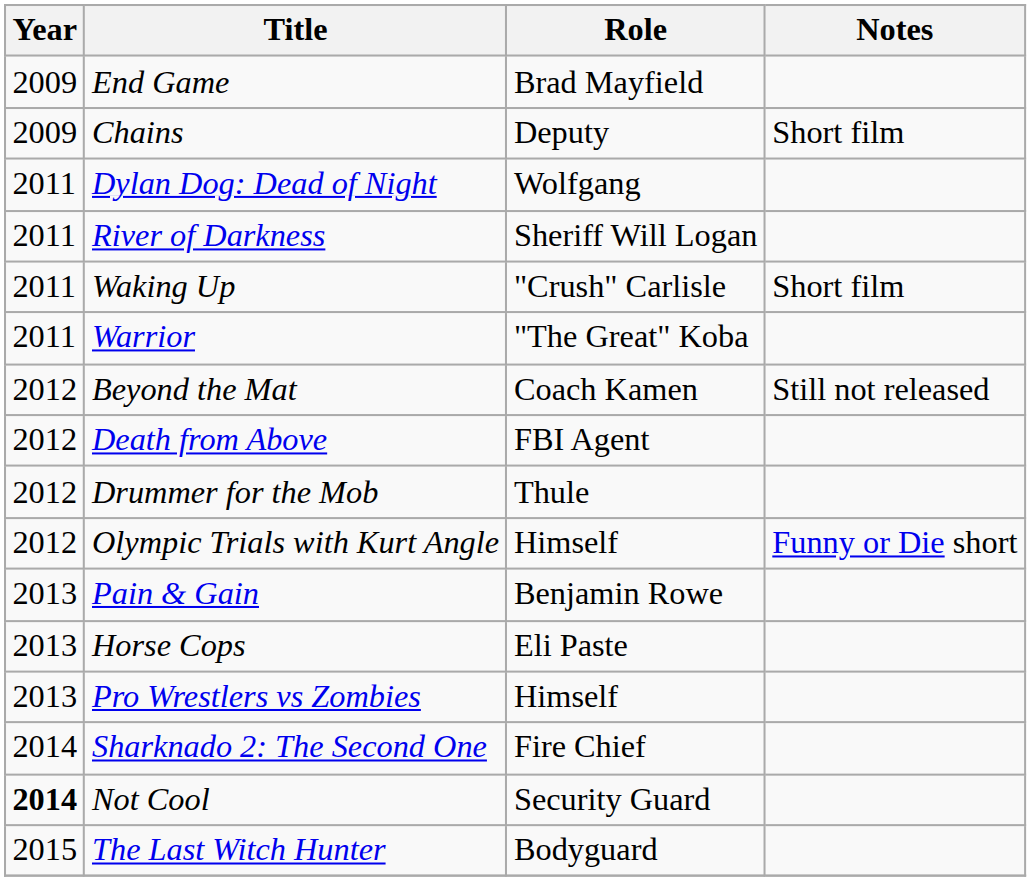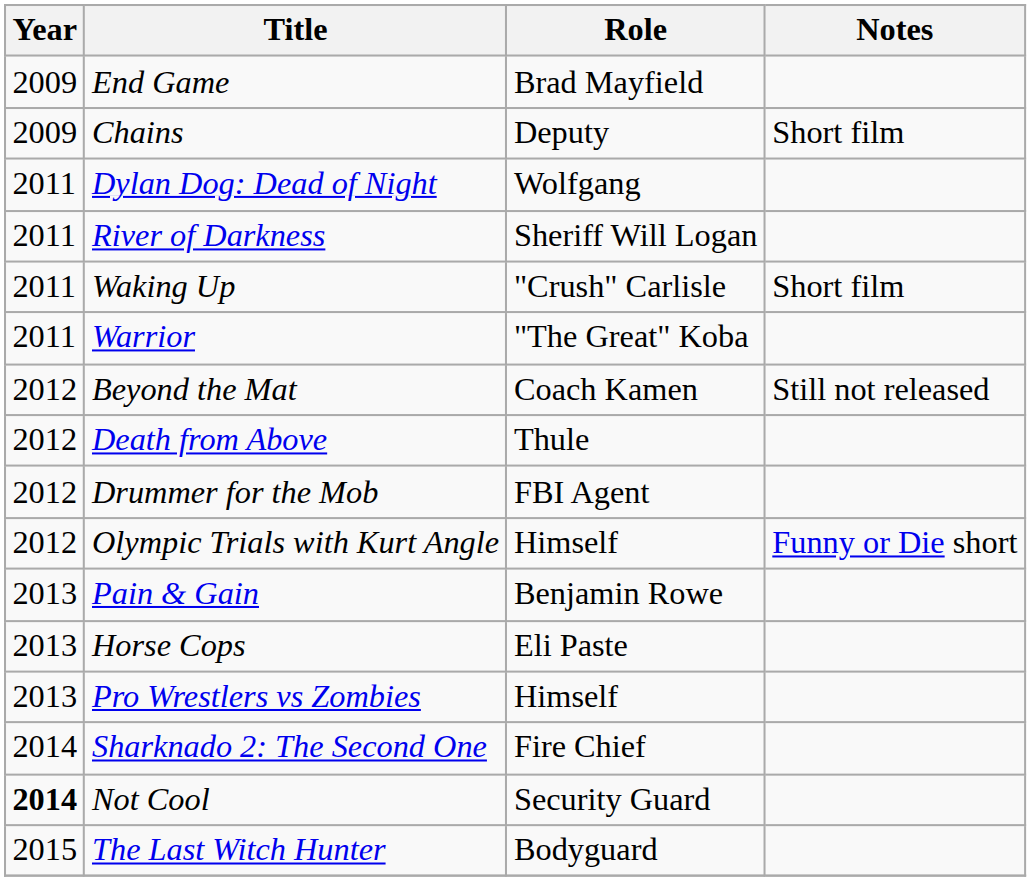(582, 440) FBI Agent -> (552, 440) Thule
(552, 491) Thule -> (582, 491) FBI Agent
